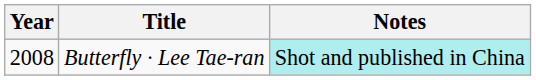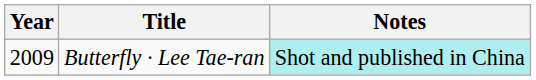(32, 57) 2008 -> (32, 57) 2009
